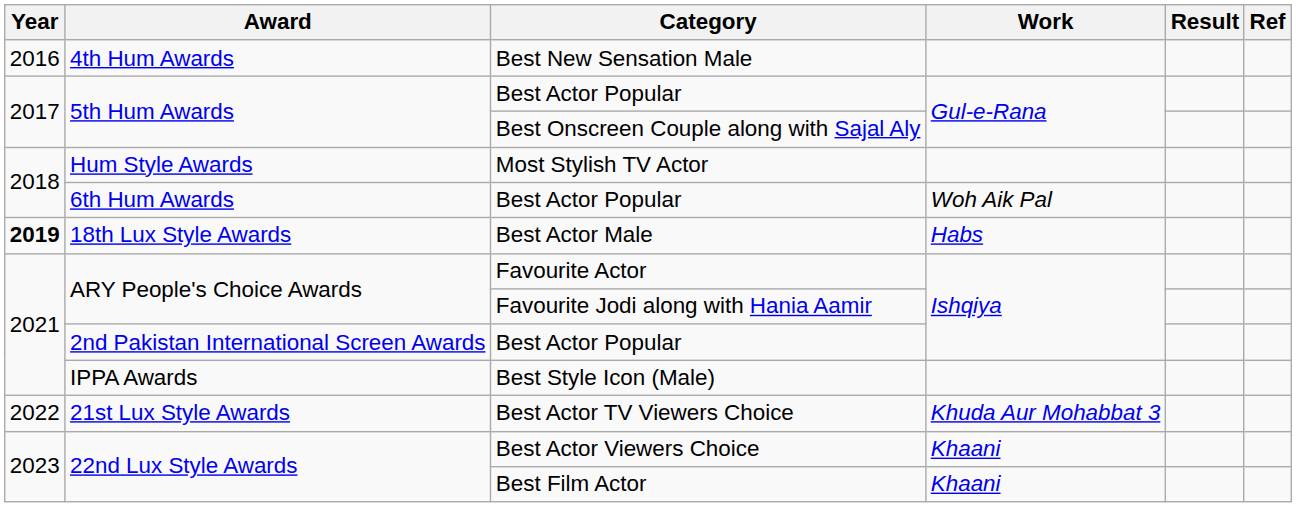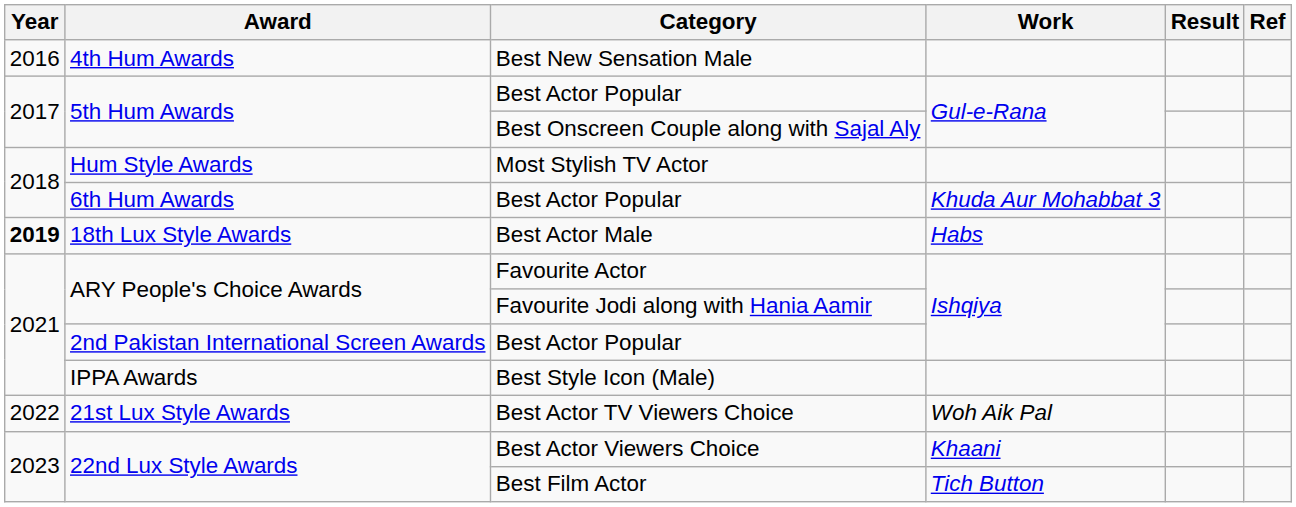(991, 199) Woh Aik Pal -> (1046, 199) Khuda Aur Mohabbat 3
(1046, 413) Khuda Aur Mohabbat 3 -> (991, 413) Woh Aik Pal
(966, 484) Khaani -> (987, 484) Tich Button
